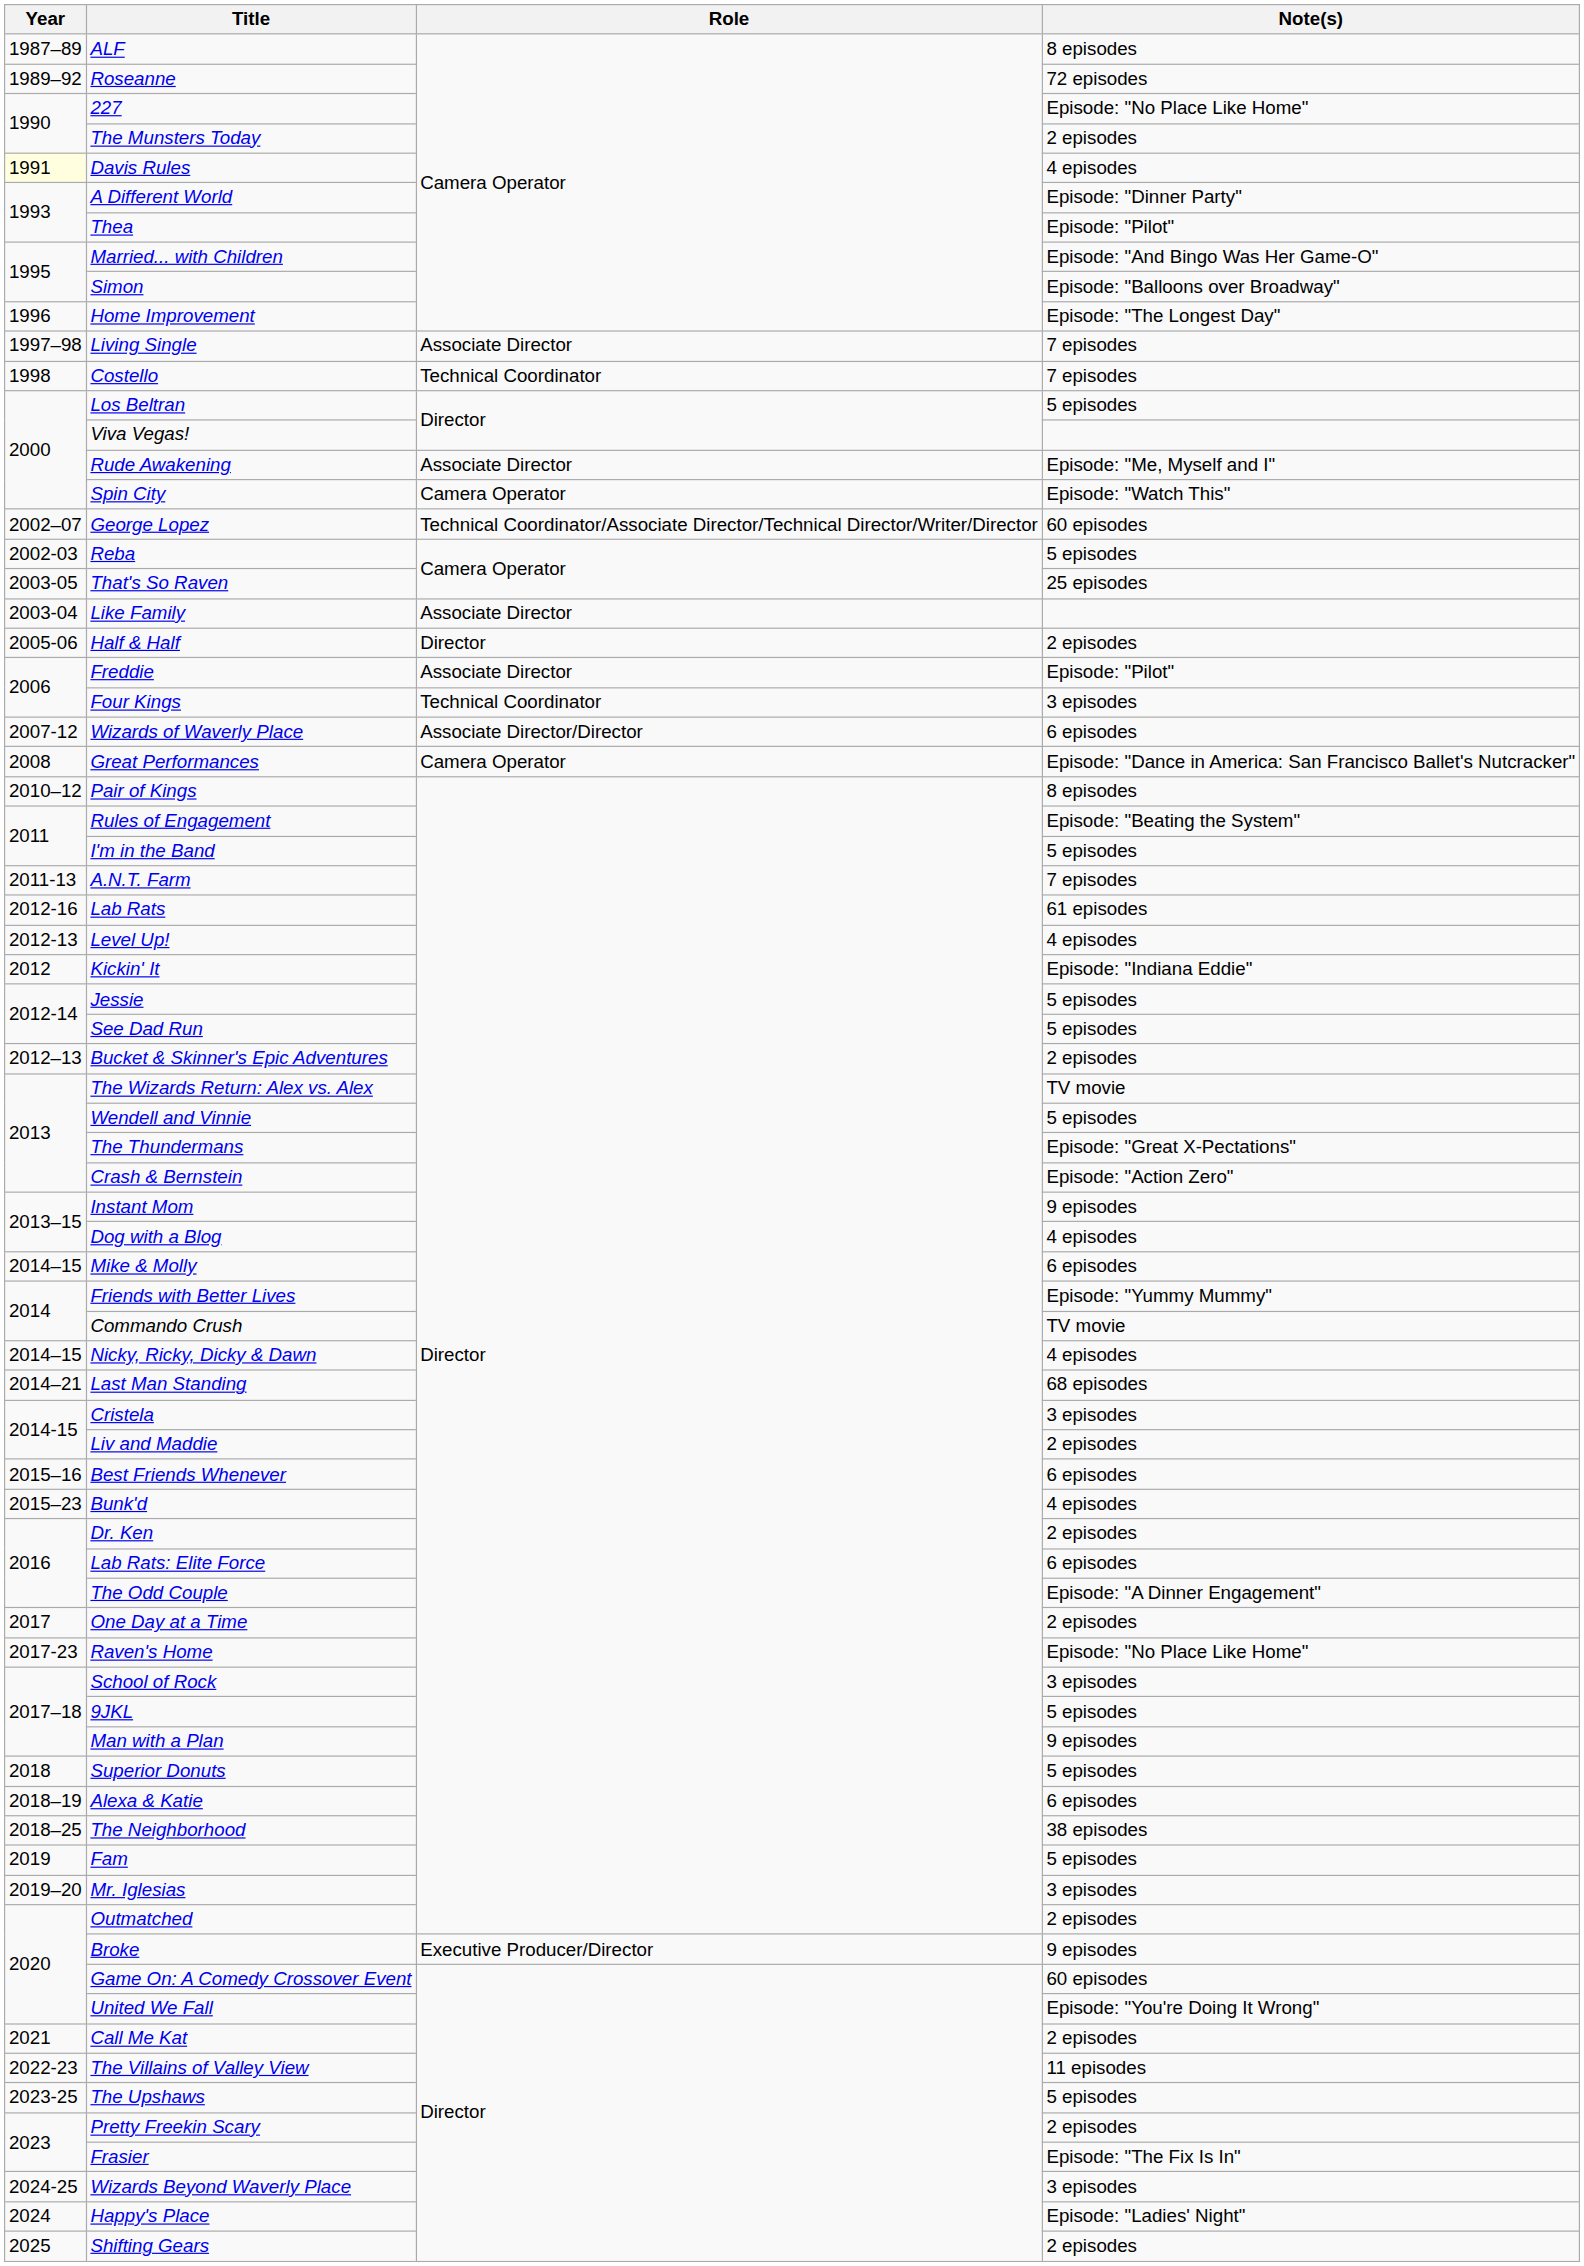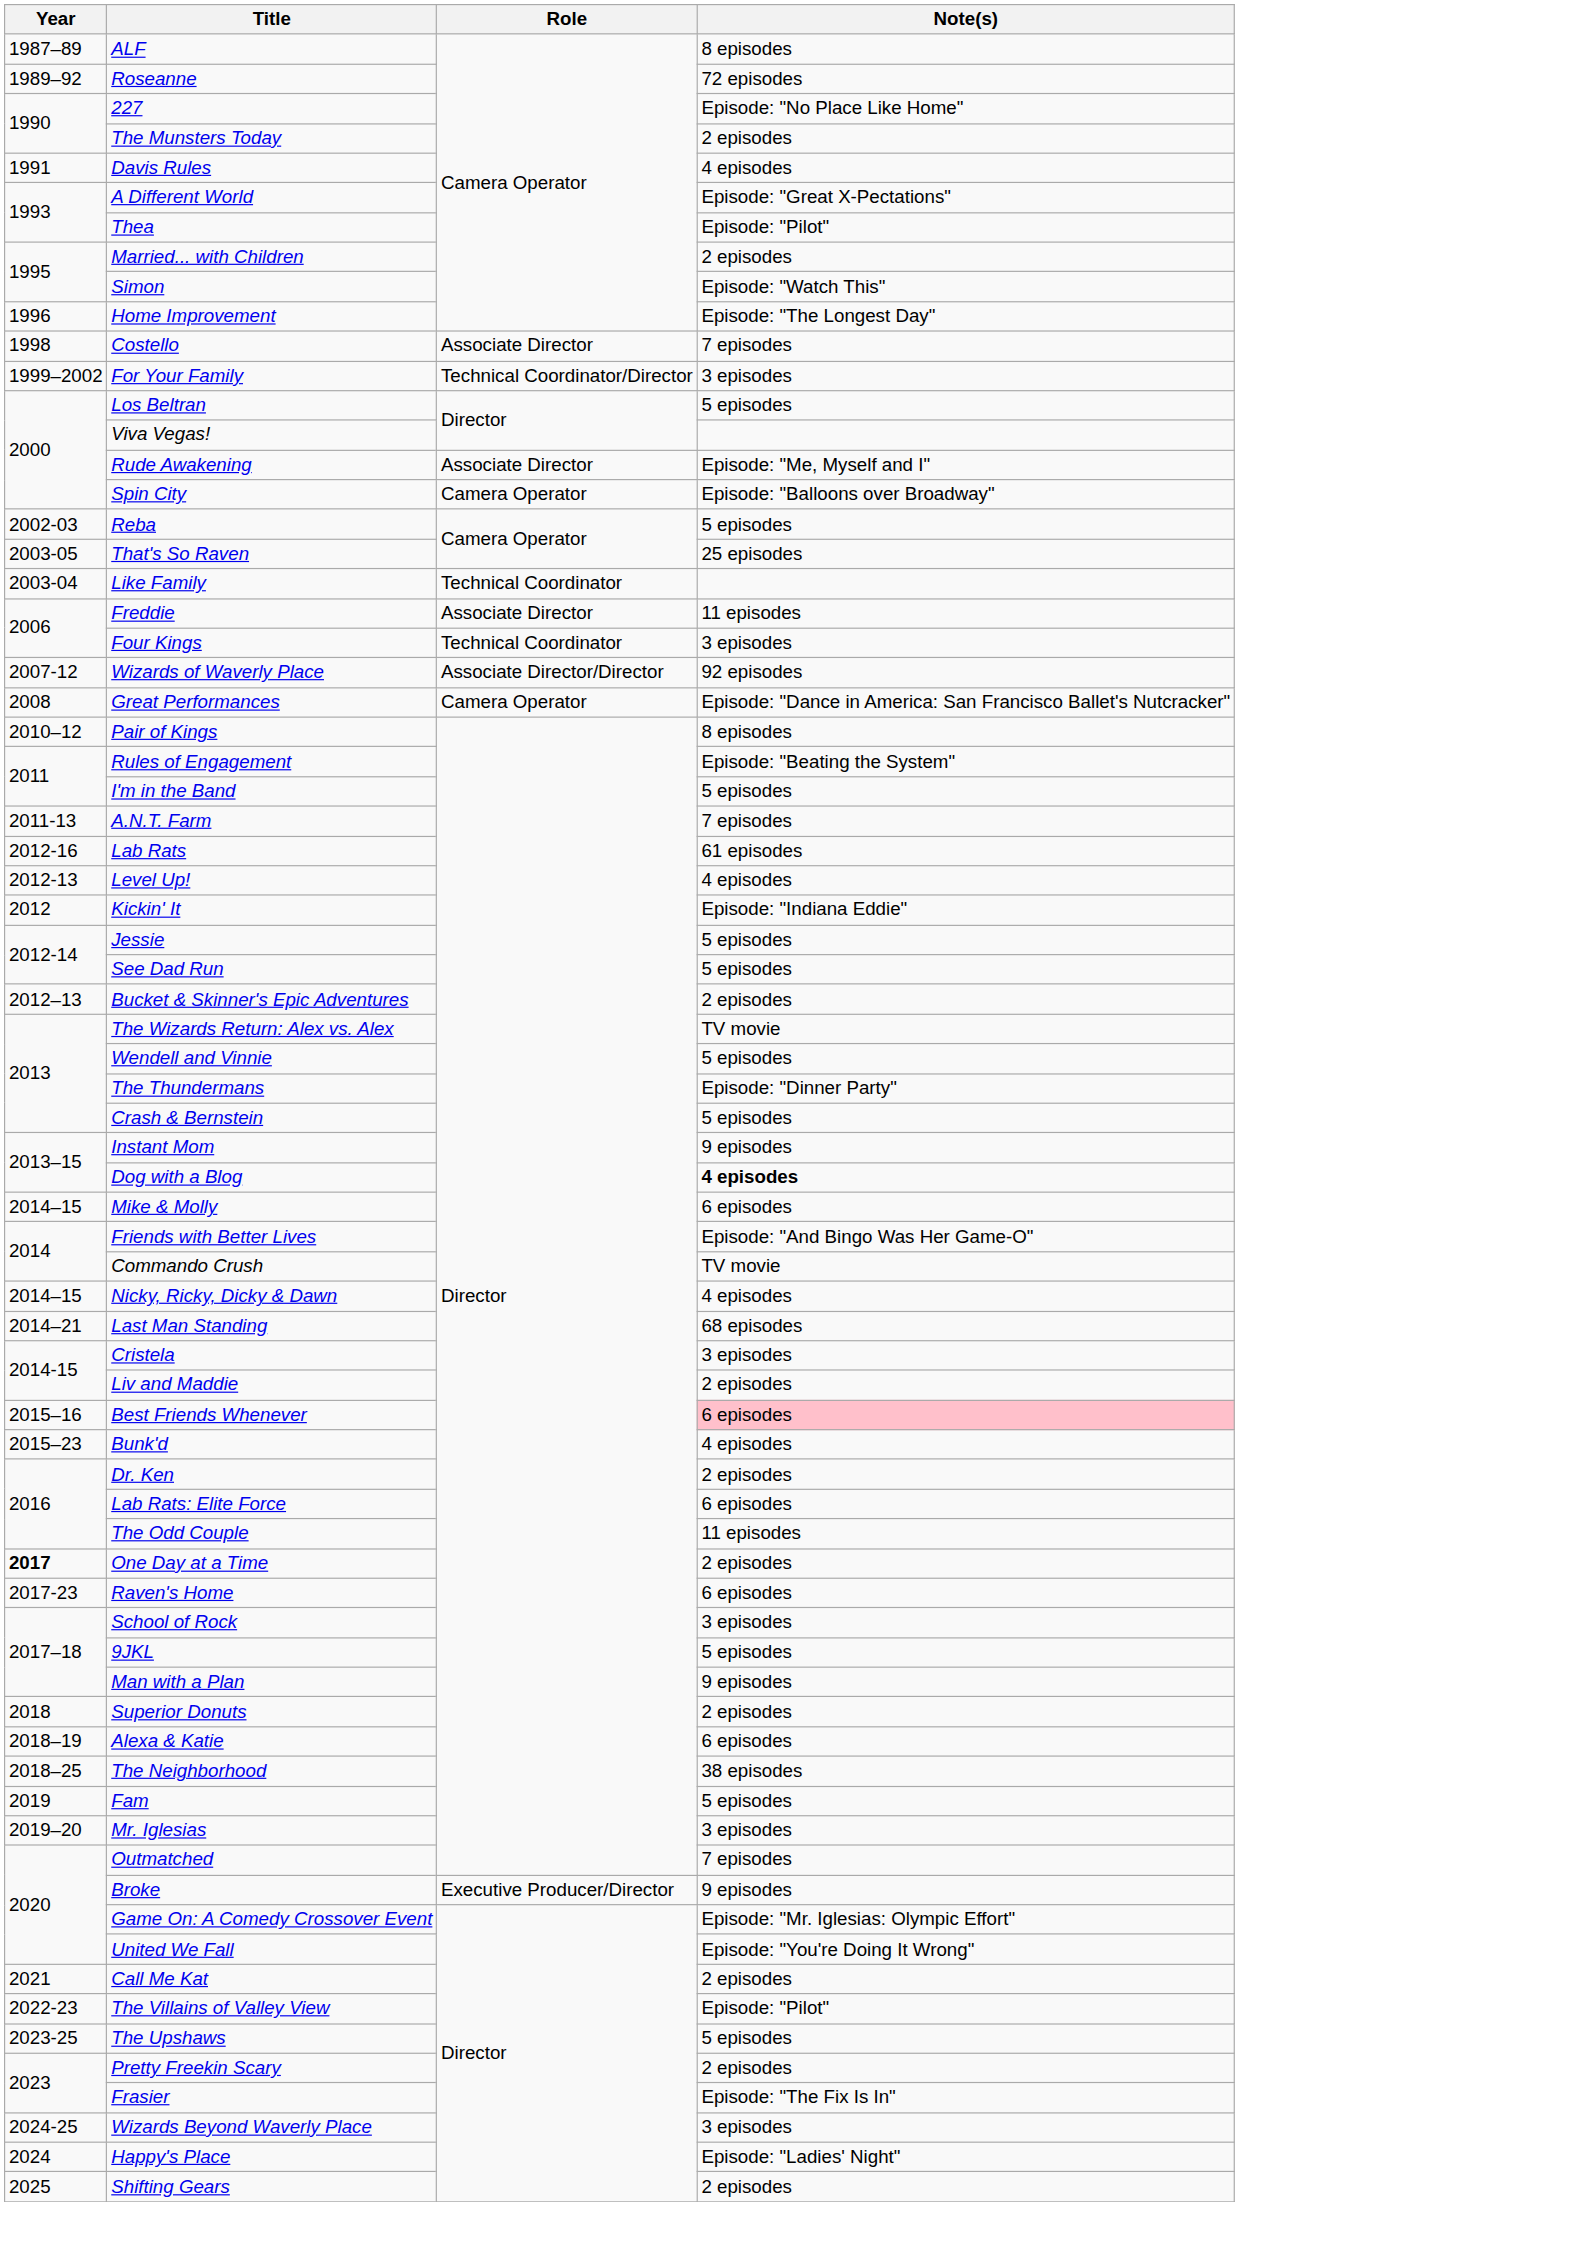(30, 167) lightyellow background -> (30, 167) no background
(1144, 197) Episode: "Dinner Party" -> (826, 197) Episode: "Great X-Pectations"
(1212, 256) Episode: "And Bingo Was Her Game-O" -> (747, 256) 2 episodes
(1193, 286) Episode: "Balloons over Broadway" -> (793, 286) Episode: "Watch This"
- row: (143, 345)
(511, 375) Technical Coordinator -> (517, 345) Associate Director
+ row: (177, 375)
(1138, 494) Episode: "Watch This" -> (848, 494) Episode: "Balloons over Broadway"
- row: (150, 524)
(496, 613) Associate Director -> (532, 583) Technical Coordinator
- row: (135, 642)
(1110, 672) Episode: "Pilot" -> (751, 613) 11 episodes
(1092, 731) 6 episodes -> (752, 672) 92 episodes
(1171, 1147) Episode: "Great X-Pectations" -> (799, 1088) Episode: "Dinner Party"
(1140, 1177) Episode: "Action Zero" -> (747, 1117) 5 episodes
(1092, 1236) normal -> (750, 1177) bold
(1159, 1295) Episode: "Yummy Mummy" -> (867, 1236) Episode: "And Bingo Was Her Game-O"
(1092, 1474) no background -> (747, 1414) pink background
(1184, 1592) Episode: "A Dinner Engagement" -> (751, 1533) 11 episodes
(30, 1622) normal -> (30, 1563) bold
(1177, 1652) Episode: "No Place Like Home" -> (747, 1592) 6 episodes
(1092, 1770) 5 episodes -> (747, 1711) 2 episodes
(1092, 1919) 2 episodes -> (747, 1860) 7 episodes
(1097, 1978) 60 episodes -> (858, 1919) Episode: "Mr. Iglesias: Olympic Effort"
(1096, 2067) 11 episodes -> (765, 2008) Episode: "Pilot"
